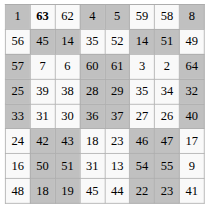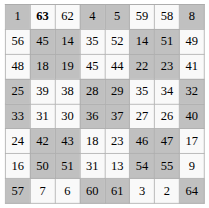rows swapped: (18, 190) <-> (18, 66)
